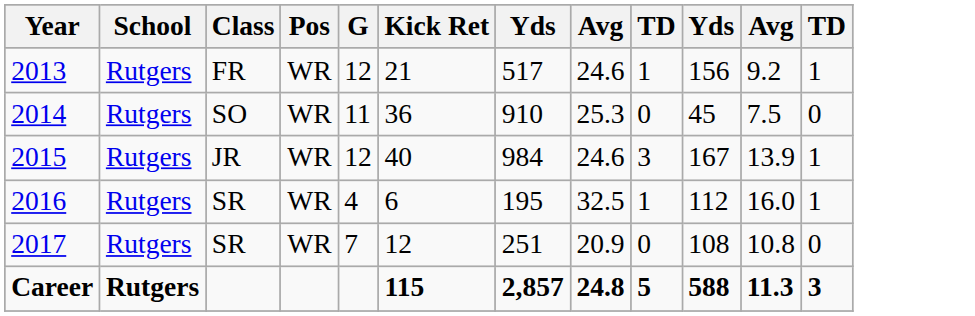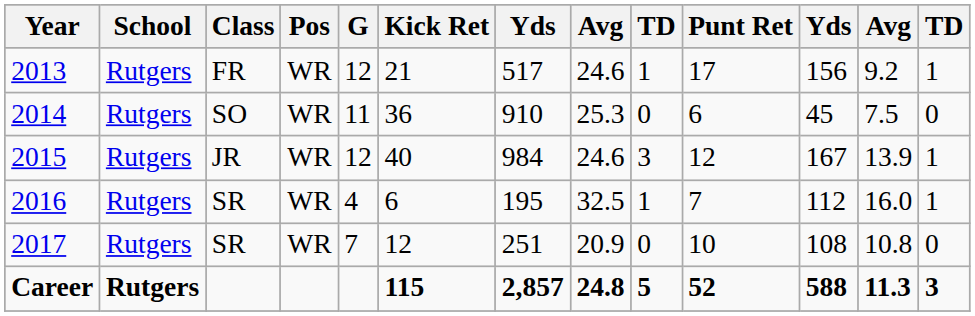+ column: (741, 26)
